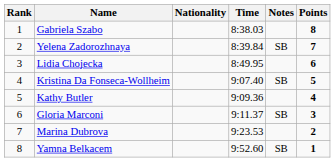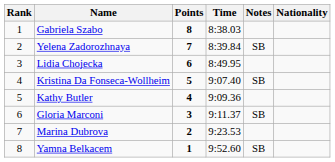columns swapped: (200, 13) <-> (313, 13)
